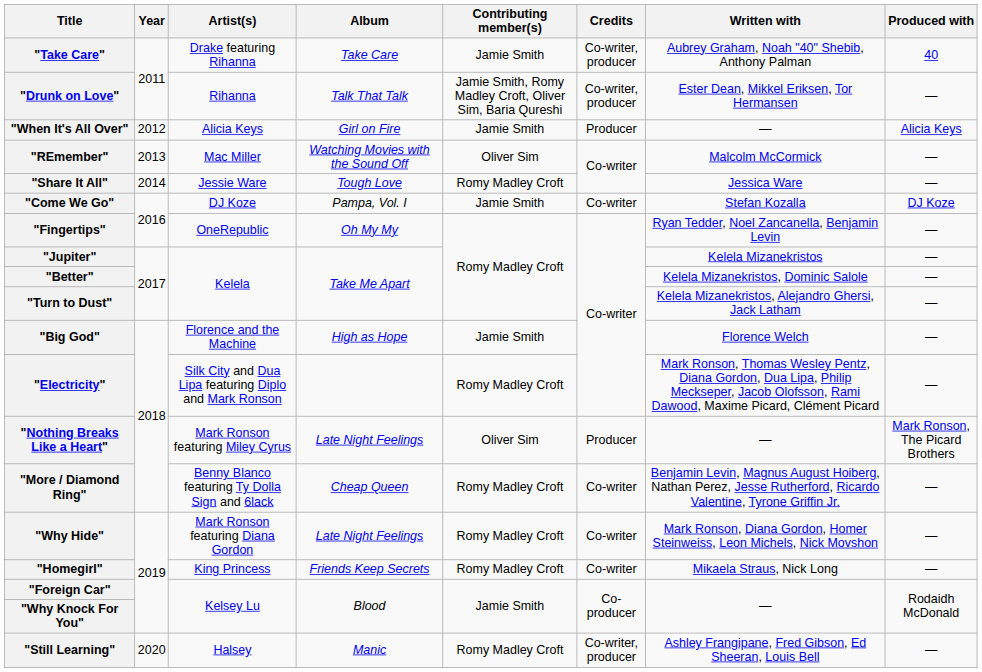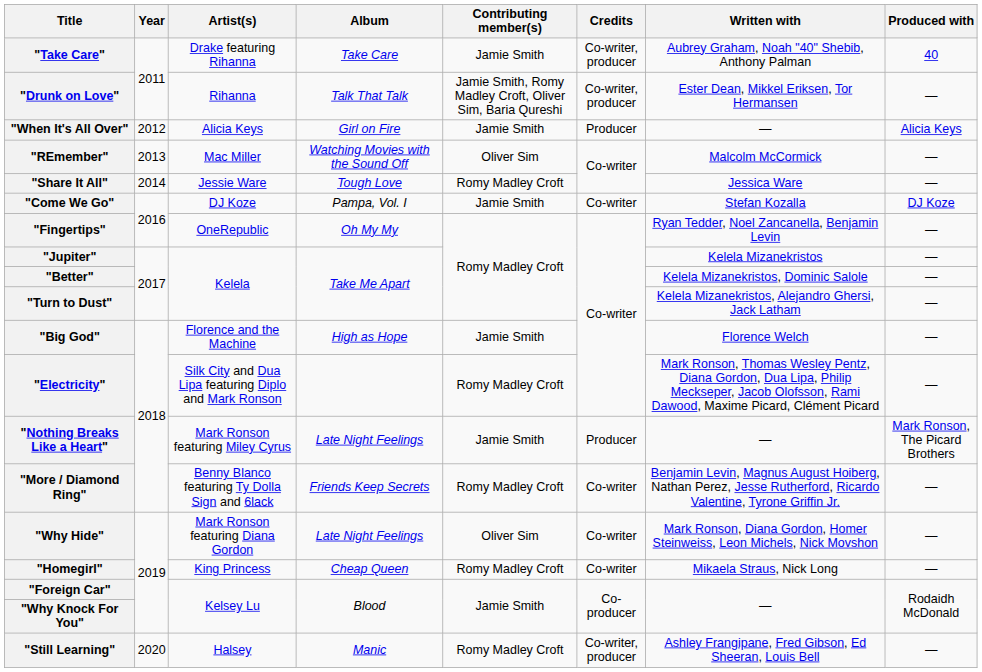(510, 440) Oliver Sim -> (510, 440) Jamie Smith
(370, 488) Cheap Queen -> (370, 488) Friends Keep Secrets
(510, 535) Romy Madley Croft -> (510, 535) Oliver Sim
(370, 569) Friends Keep Secrets -> (370, 569) Cheap Queen
